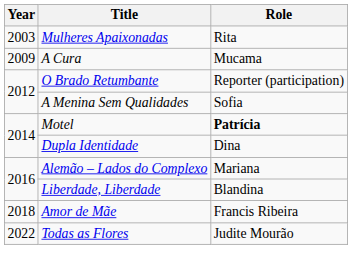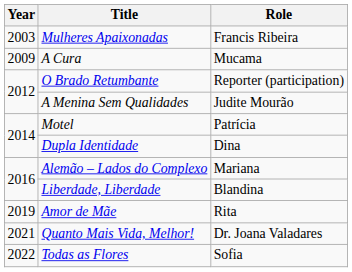(225, 37) Rita -> (256, 37) Francis Ribeira
(228, 102) Sofia -> (254, 102) Judite Mourão
(237, 124) bold -> (235, 124) normal
(21, 211) 2018 -> (21, 211) 2019
(256, 211) Francis Ribeira -> (225, 211) Rita
+ row: (118, 233)
(254, 233) Judite Mourão -> (228, 255) Sofia
